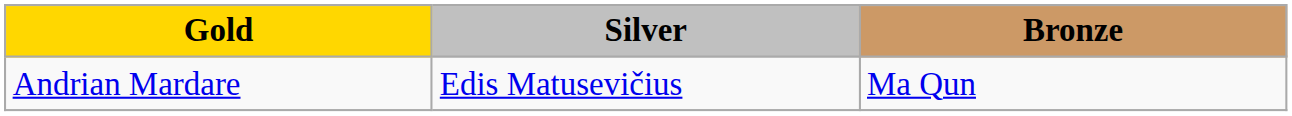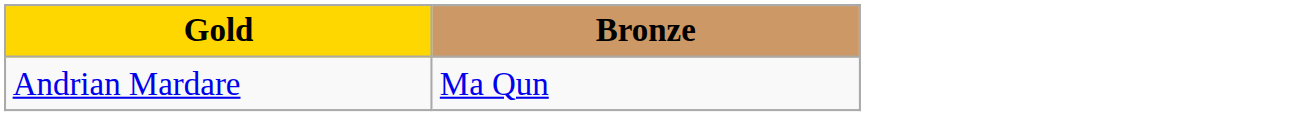- column: (646, 30)
